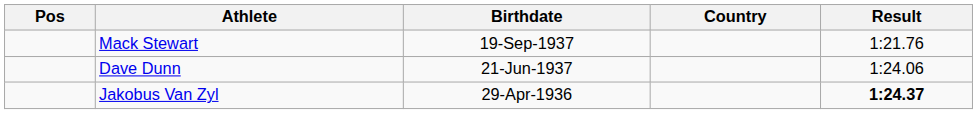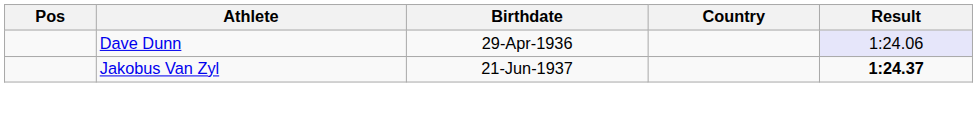- row: (149, 43)
(527, 69) 21-Jun-1937 -> (527, 43) 29-Apr-1936
(897, 69) no background -> (896, 43) lavender background
(527, 95) 29-Apr-1936 -> (527, 69) 21-Jun-1937
